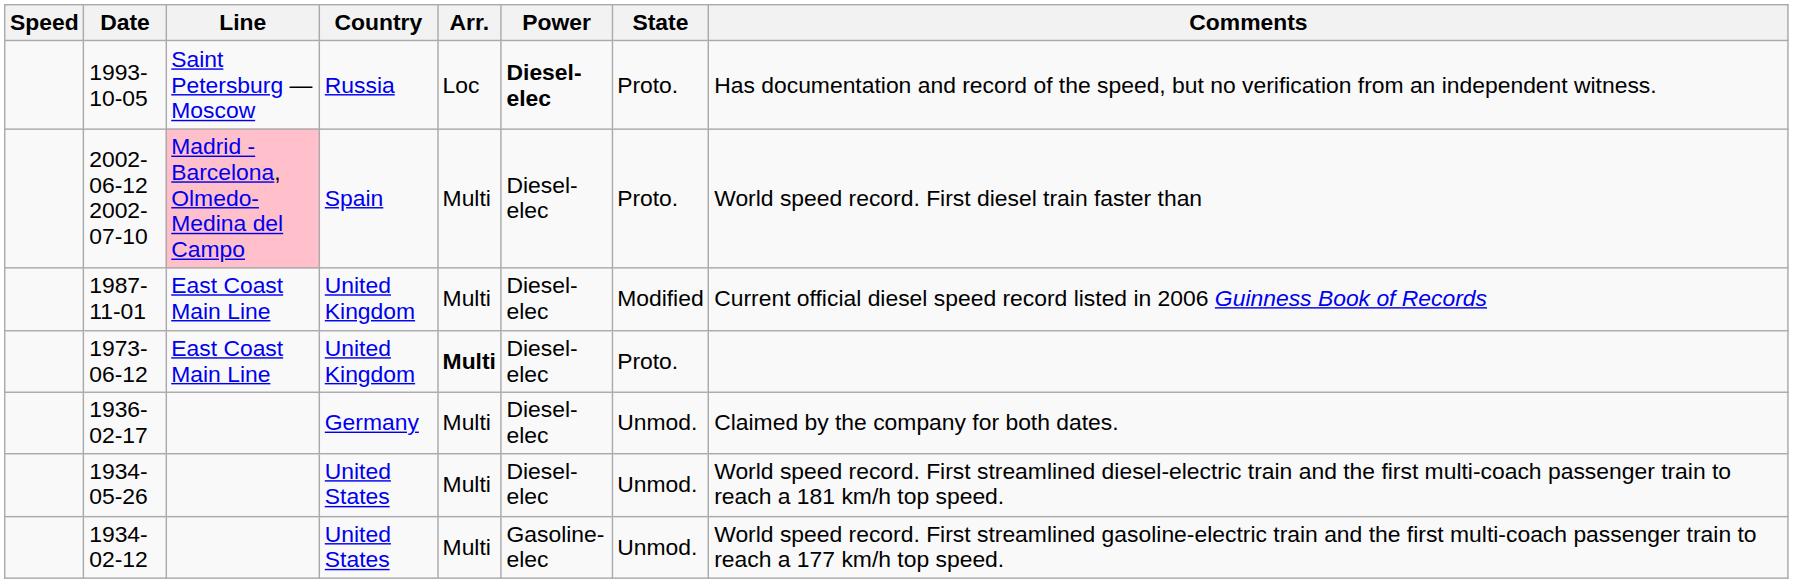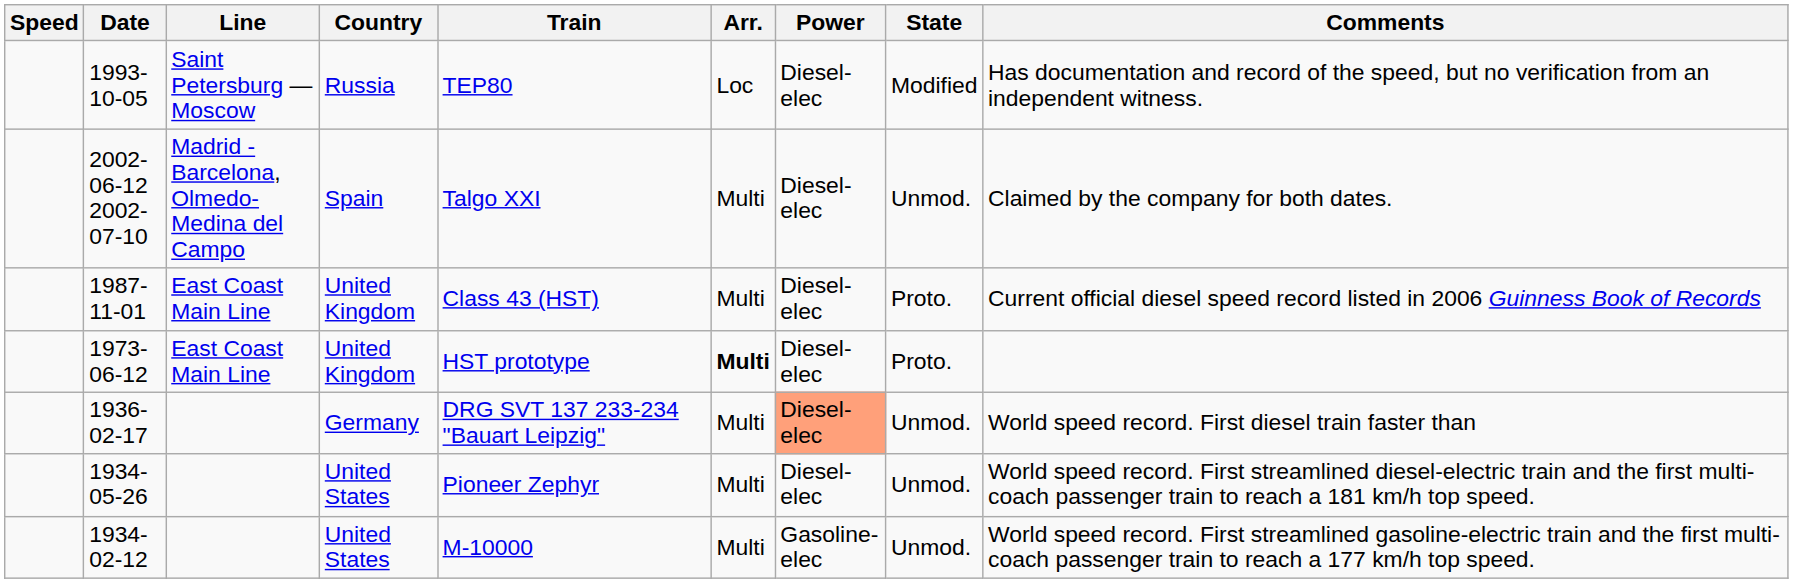+ column: (574, 22)
(544, 84) bold -> (816, 84) normal
(648, 84) Proto. -> (934, 84) Modified
(227, 198) pink background -> (227, 198) no background
(648, 198) Proto. -> (931, 198) Unmod.
(958, 198) World speed record. First diesel train faster than -> (1190, 198) Claimed by the company for both dates.
(660, 298) Modified -> (922, 298) Proto.
(542, 422) no background -> (816, 422) lightsalmon background
(916, 422) Claimed by the company for both dates. -> (1232, 422) World speed record. First diesel train faster than
